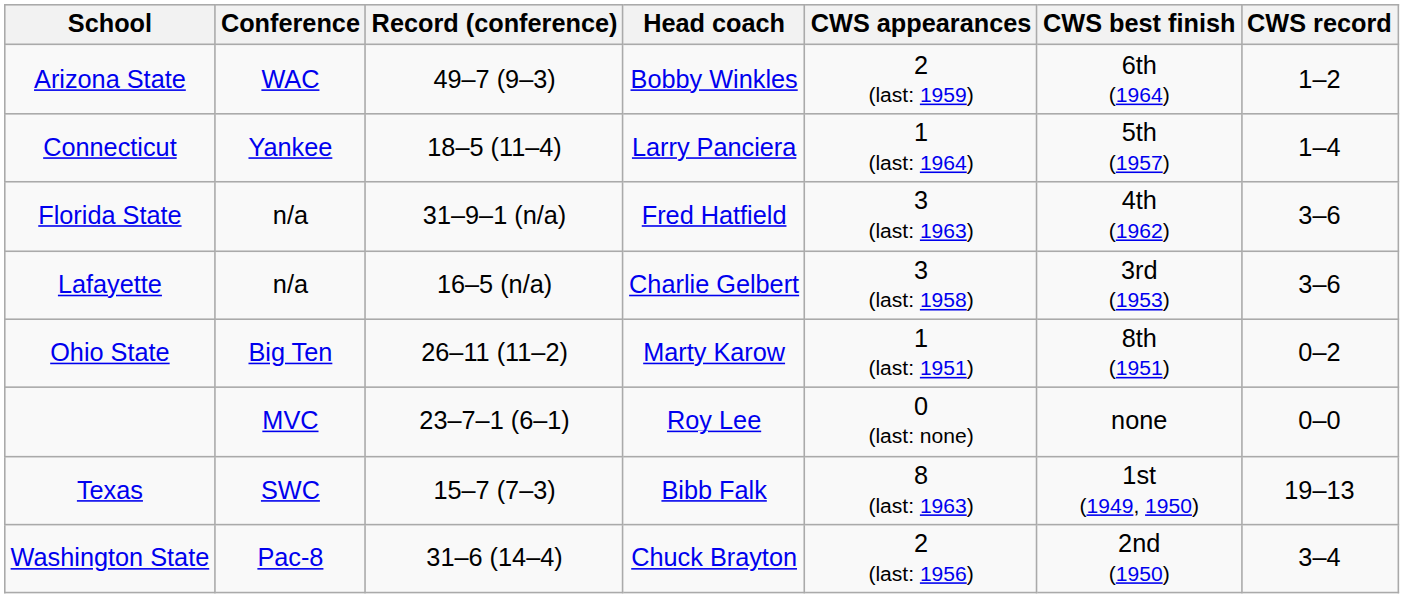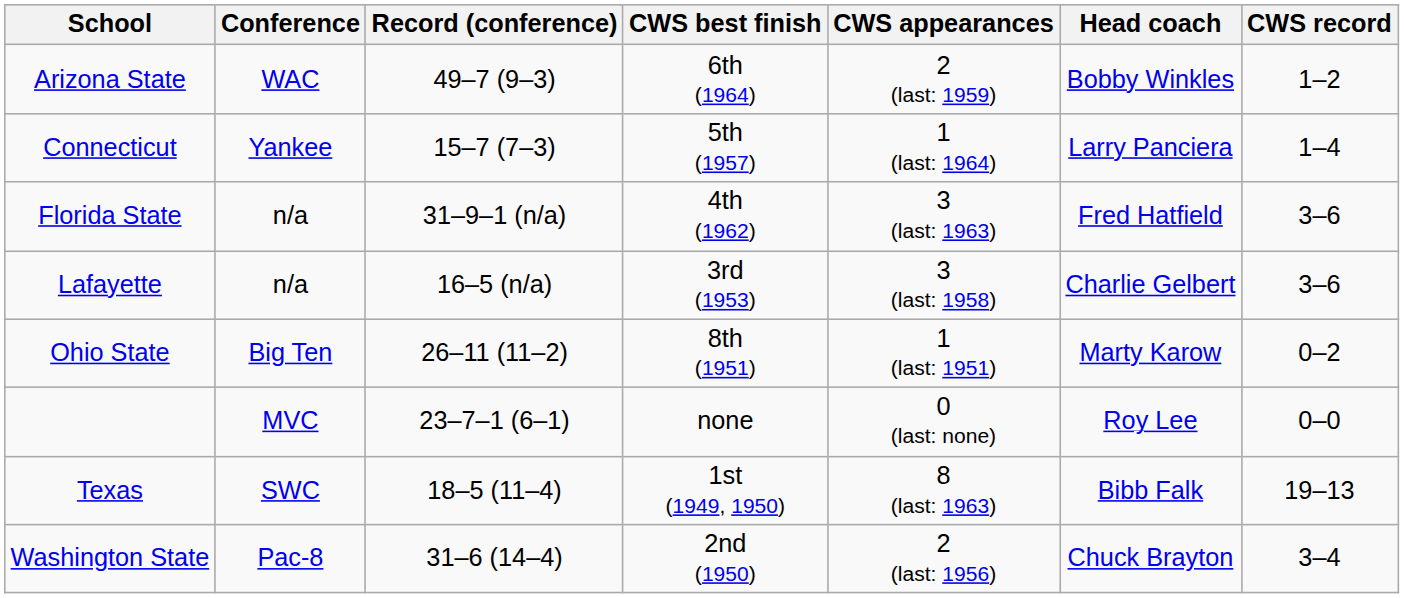columns swapped: (714, 24) <-> (1139, 24)
(495, 147) 18–5 (11–4) -> (495, 147) 15–7 (7–3)
(495, 490) 15–7 (7–3) -> (495, 490) 18–5 (11–4)
